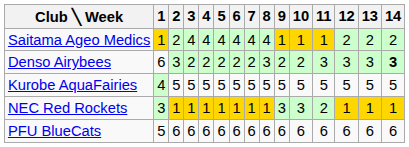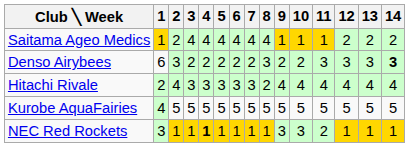+ row: (53, 85)
(206, 108) normal -> (206, 131) bold
- row: (55, 131)
